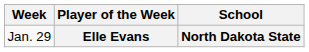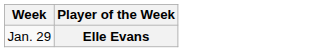- column: (241, 15)
